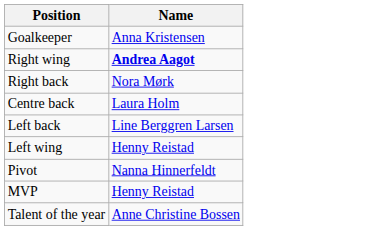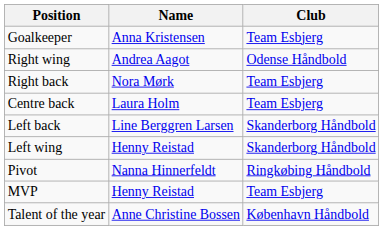+ column: (311, 15)
(153, 59) bold -> (150, 59) normal
